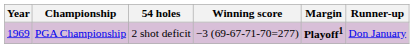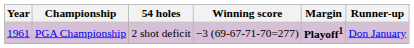(18, 33) 1969 -> (18, 33) 1961
